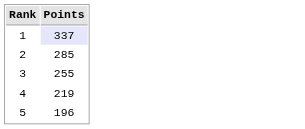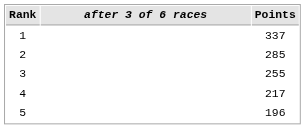+ column: (146, 15)
(64, 36) lavender background -> (275, 36) no background
(64, 94) 219 -> (275, 94) 217
